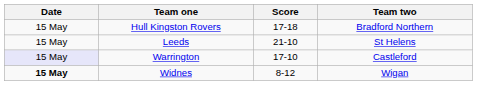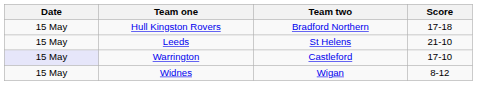columns swapped: (395, 12) <-> (285, 12)
(52, 73) bold -> (52, 73) normal
